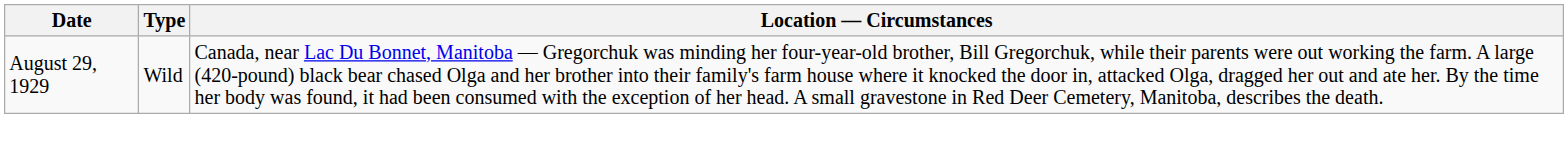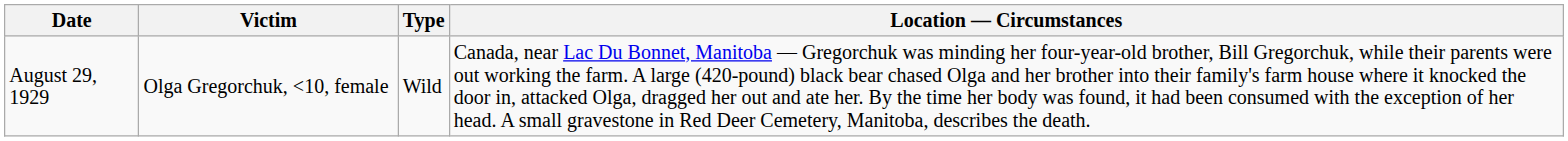+ column: (268, 20)
